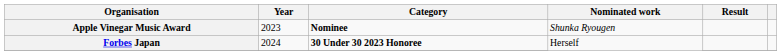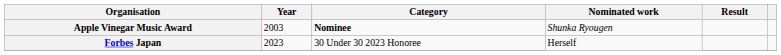(271, 27) 2023 -> (274, 27) 2003
(271, 43) 2024 -> (274, 43) 2023
(366, 43) bold -> (368, 43) normal
